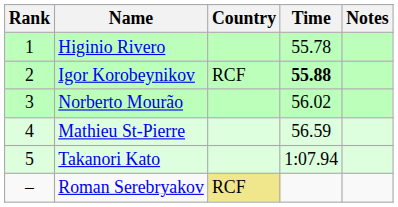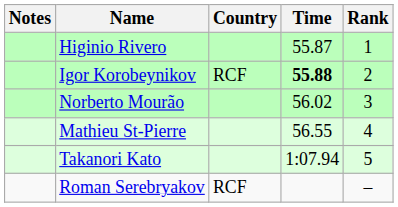columns swapped: (29, 18) <-> (367, 18)
(311, 46) 55.78 -> (312, 46) 55.87
(311, 131) 56.59 -> (312, 131) 56.55
(229, 187) khaki background -> (230, 187) no background
